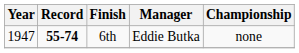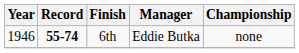(21, 36) 1947 -> (21, 36) 1946
